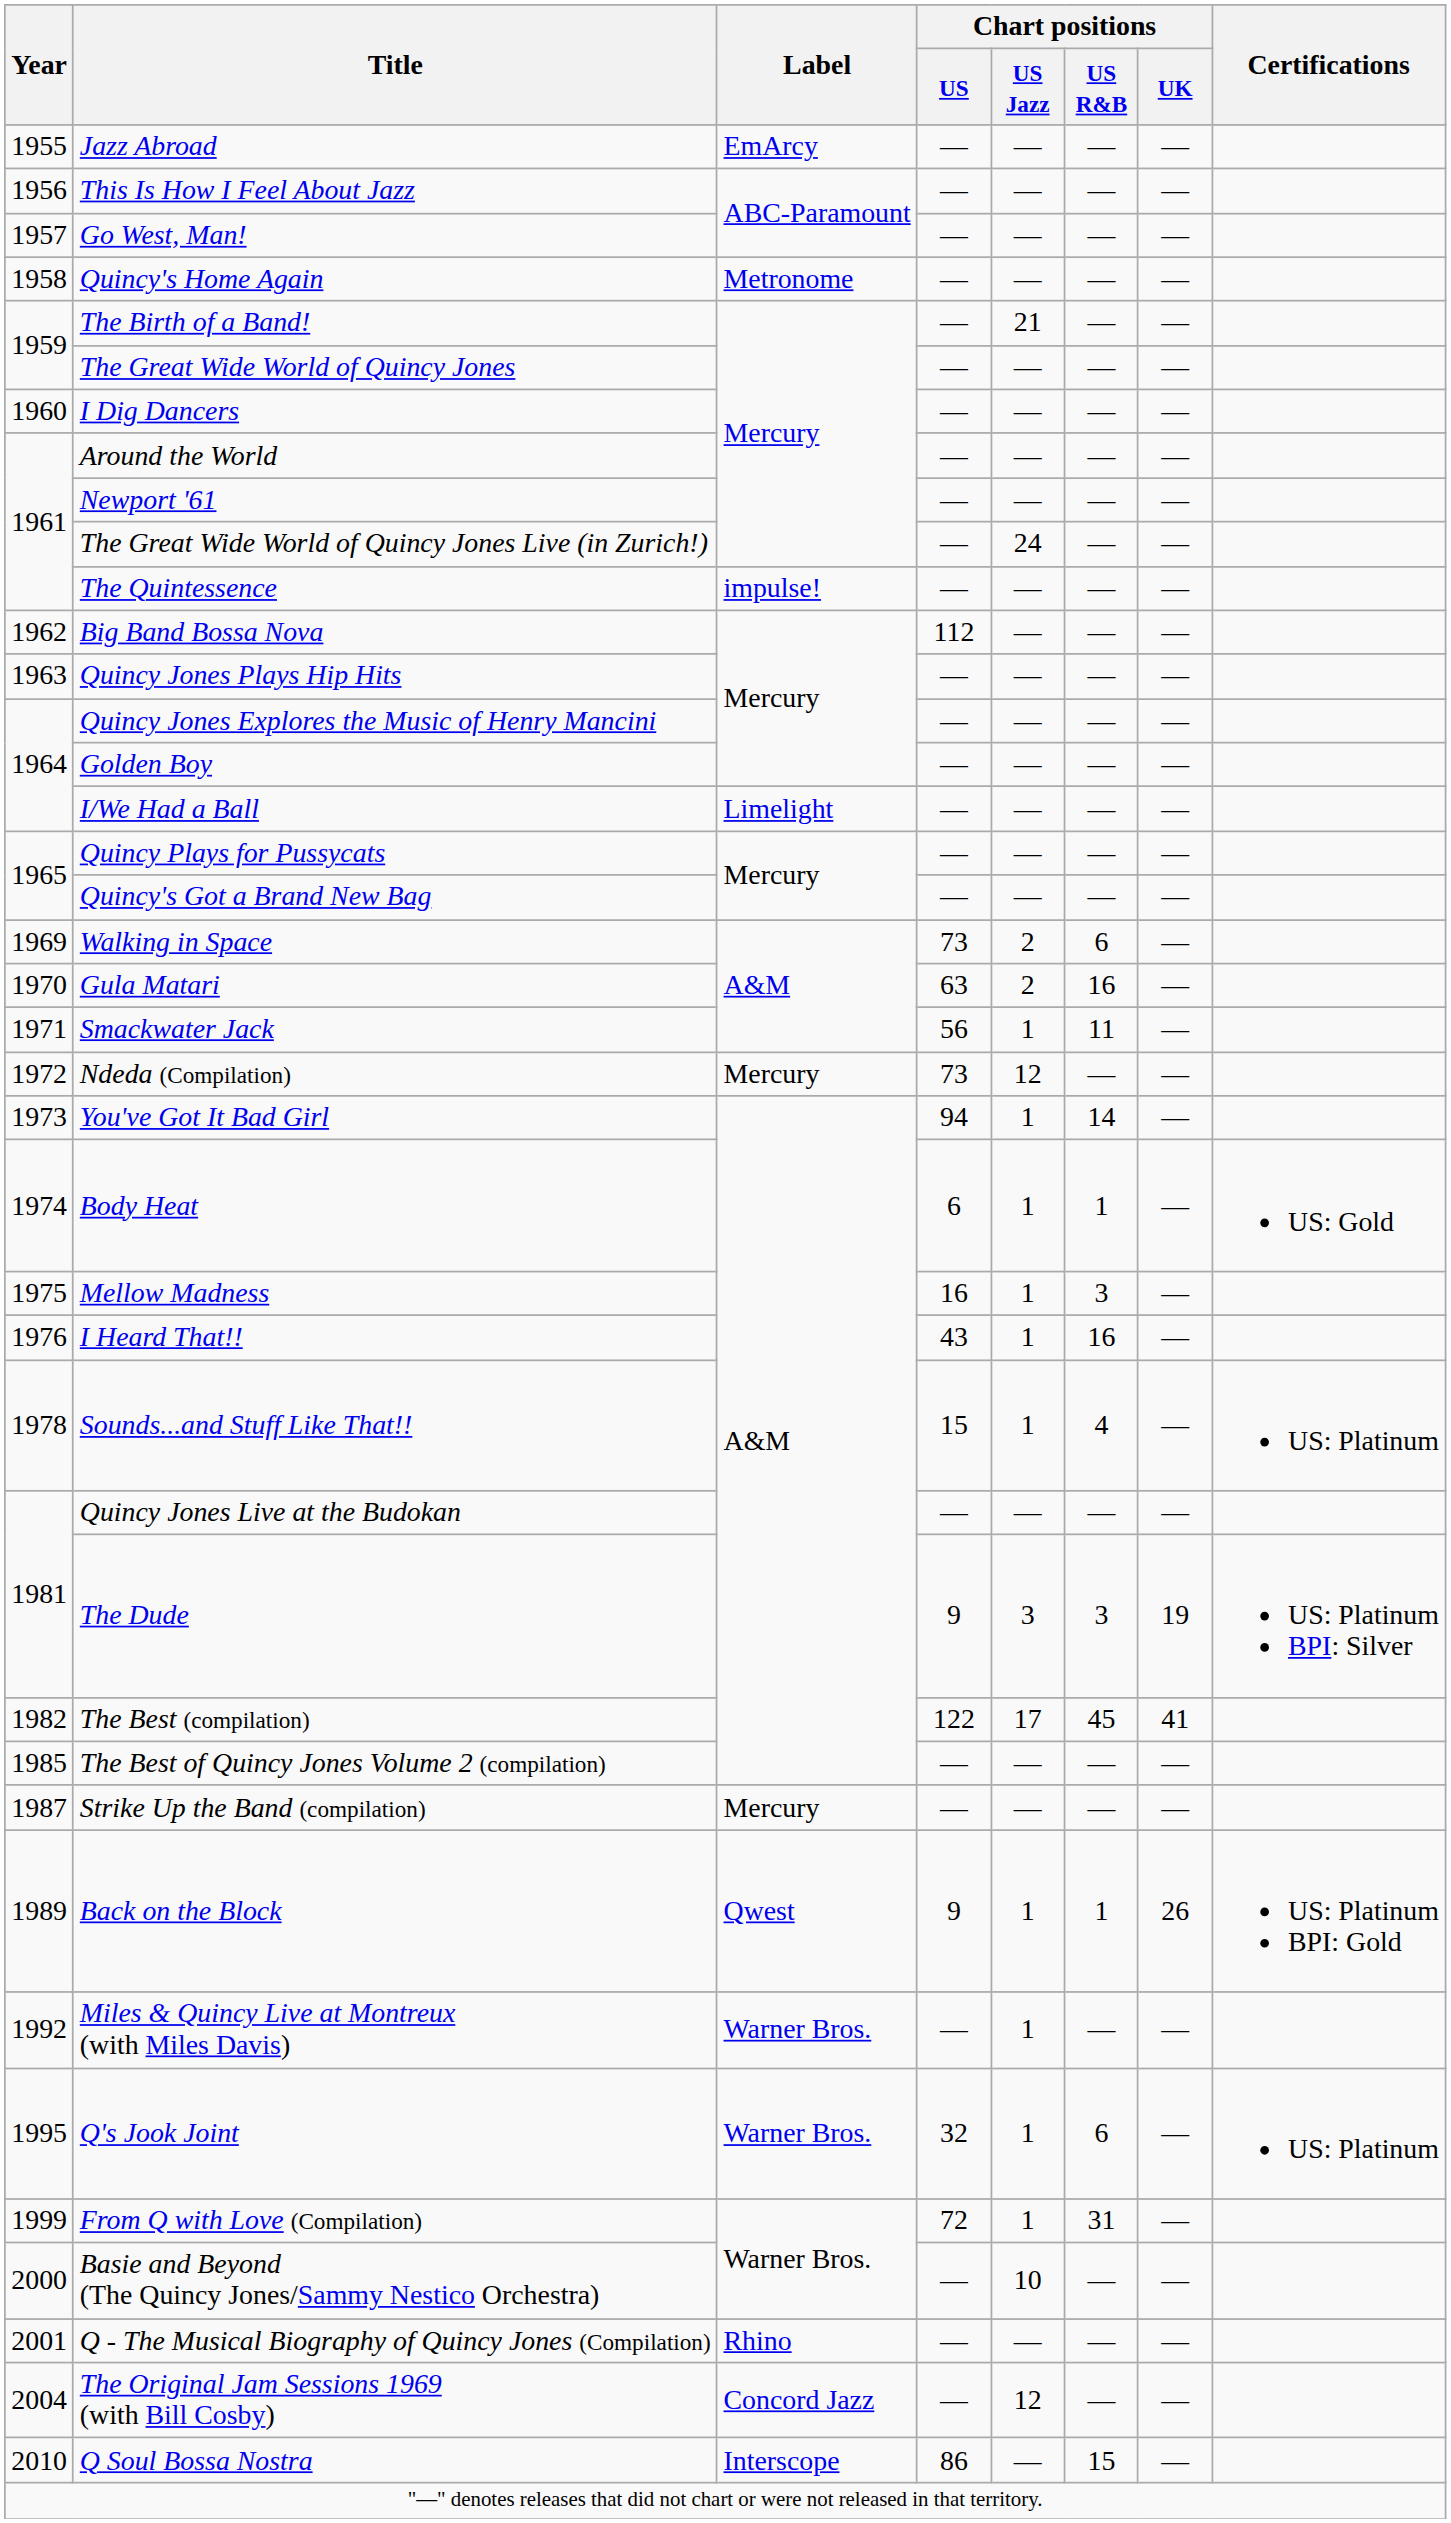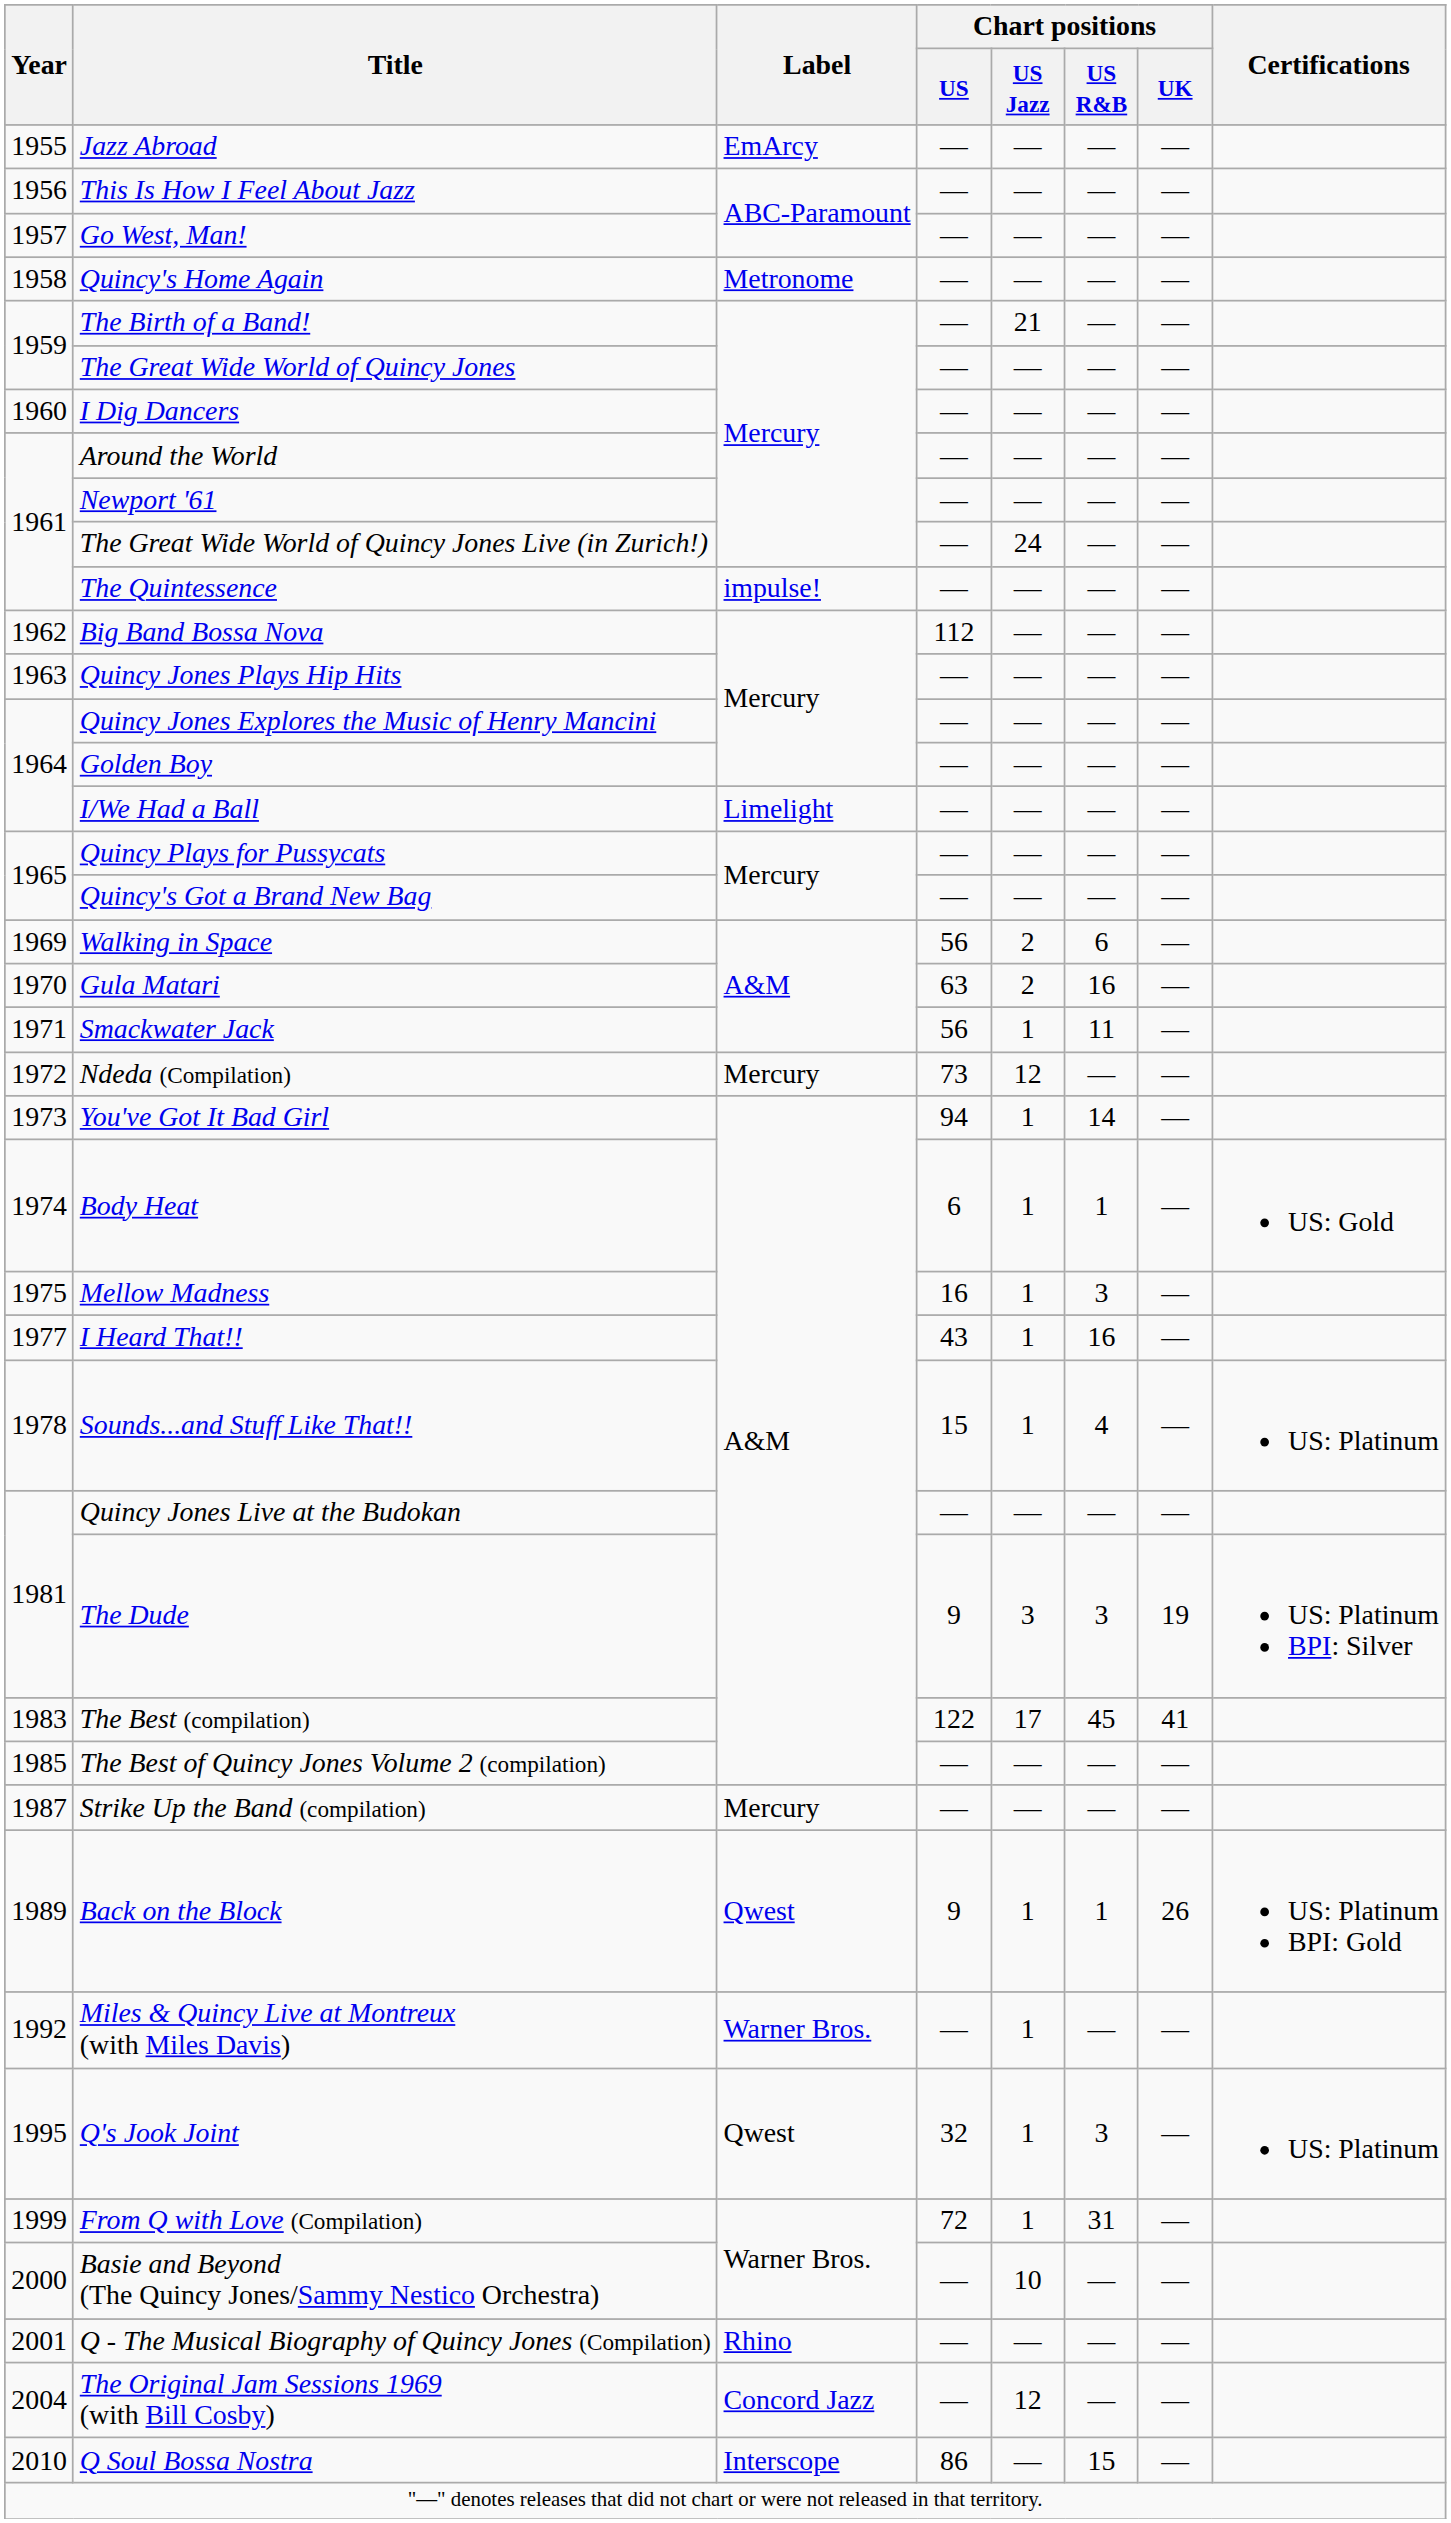(954, 940) 73 -> (954, 940) 56
(39, 1337) 1976 -> (39, 1337) 1977
(39, 1718) 1982 -> (39, 1718) 1983
(797, 2132) Warner Bros. -> (759, 2132) Qwest
(1101, 2132) 6 -> (1101, 2132) 3
